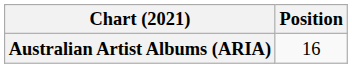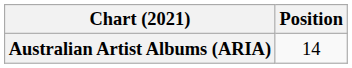(311, 48) 16 -> (311, 48) 14
